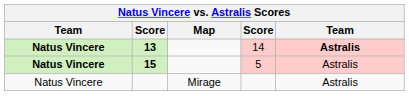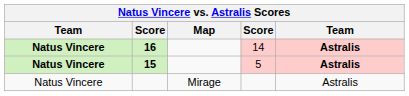(150, 47) 13 -> (150, 47) 16
(340, 64) normal -> (340, 64) bold
